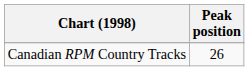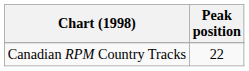(217, 54) 26 -> (217, 54) 22
